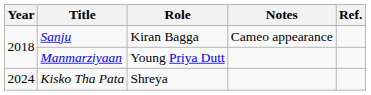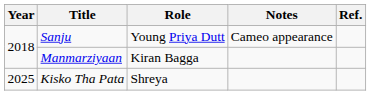(165, 36) Kiran Bagga -> (178, 36) Young Priya Dutt
(178, 57) Young Priya Dutt -> (165, 57) Kiran Bagga
(21, 79) 2024 -> (21, 79) 2025
